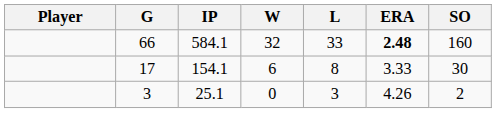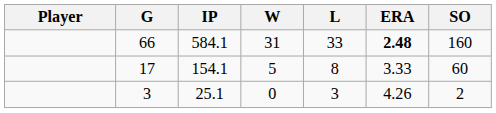(272, 42) 32 -> (272, 42) 31
(272, 68) 6 -> (272, 68) 5
(460, 68) 30 -> (460, 68) 60
